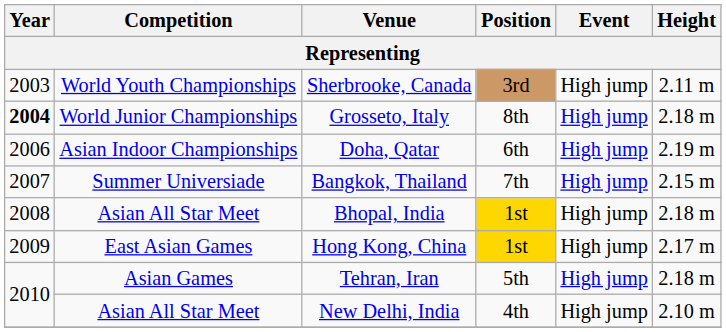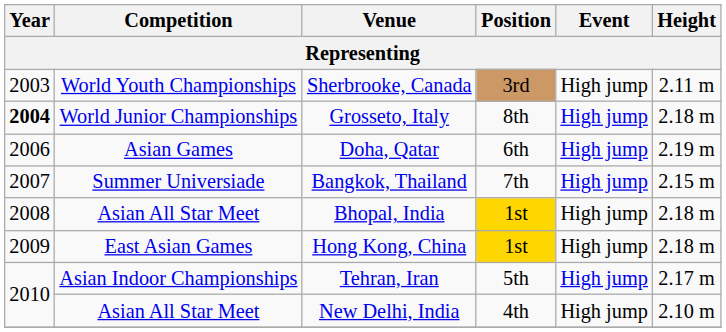(178, 149) Asian Indoor Championships -> (178, 149) Asian Games
(687, 246) 2.17 m -> (687, 246) 2.18 m
(178, 278) Asian Games -> (178, 278) Asian Indoor Championships
(687, 278) 2.18 m -> (687, 278) 2.17 m
